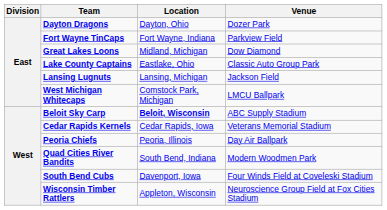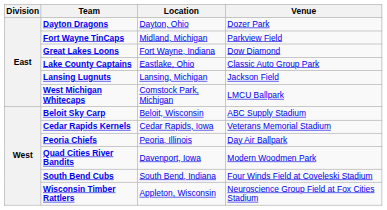(177, 37) Fort Wayne, Indiana -> (173, 37) Midland, Michigan
(173, 50) Midland, Michigan -> (177, 50) Fort Wayne, Indiana
(174, 113) bold -> (172, 113) normal
(178, 157) South Bend, Indiana -> (170, 157) Davenport, Iowa
(170, 175) Davenport, Iowa -> (178, 175) South Bend, Indiana
